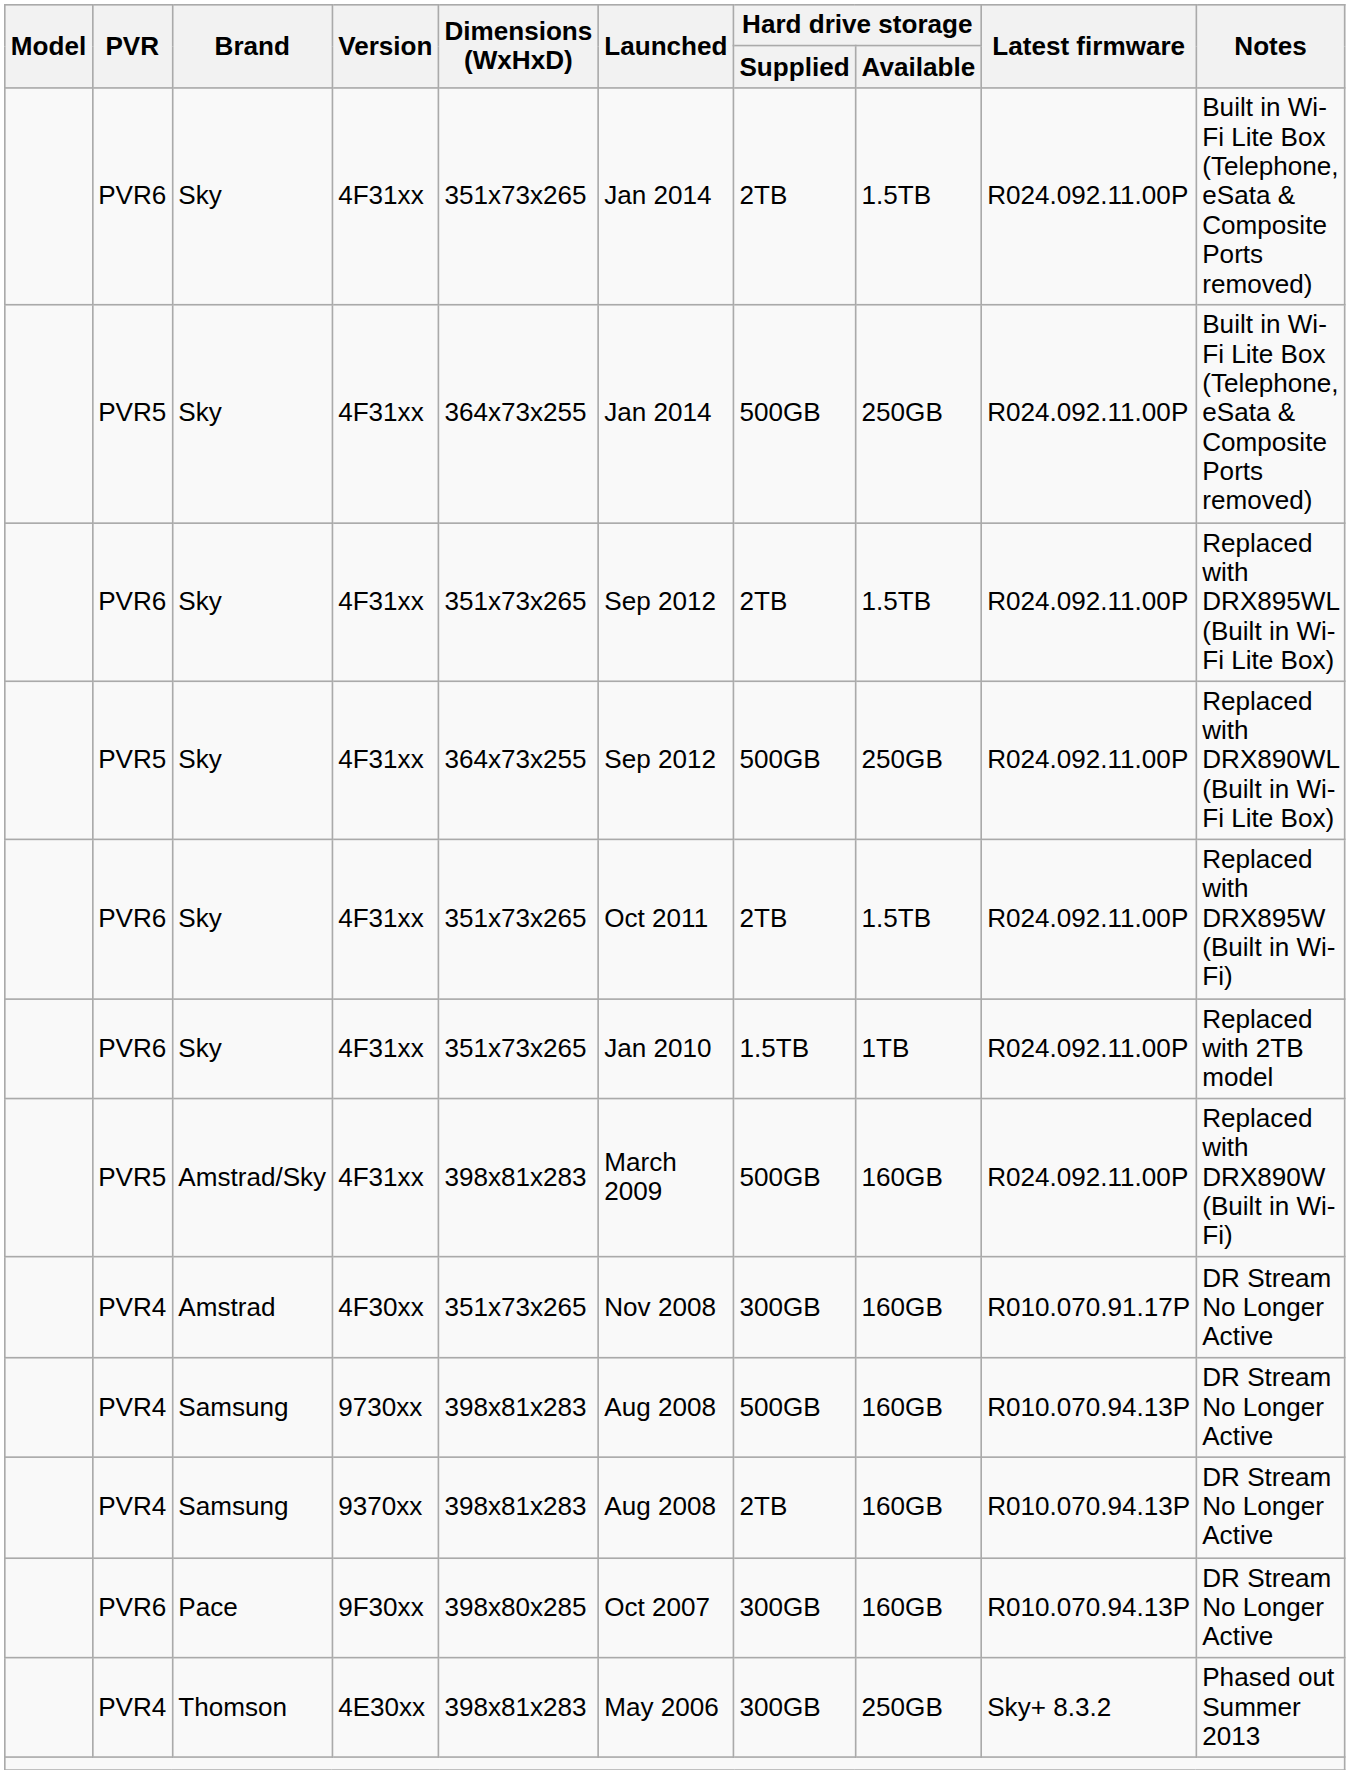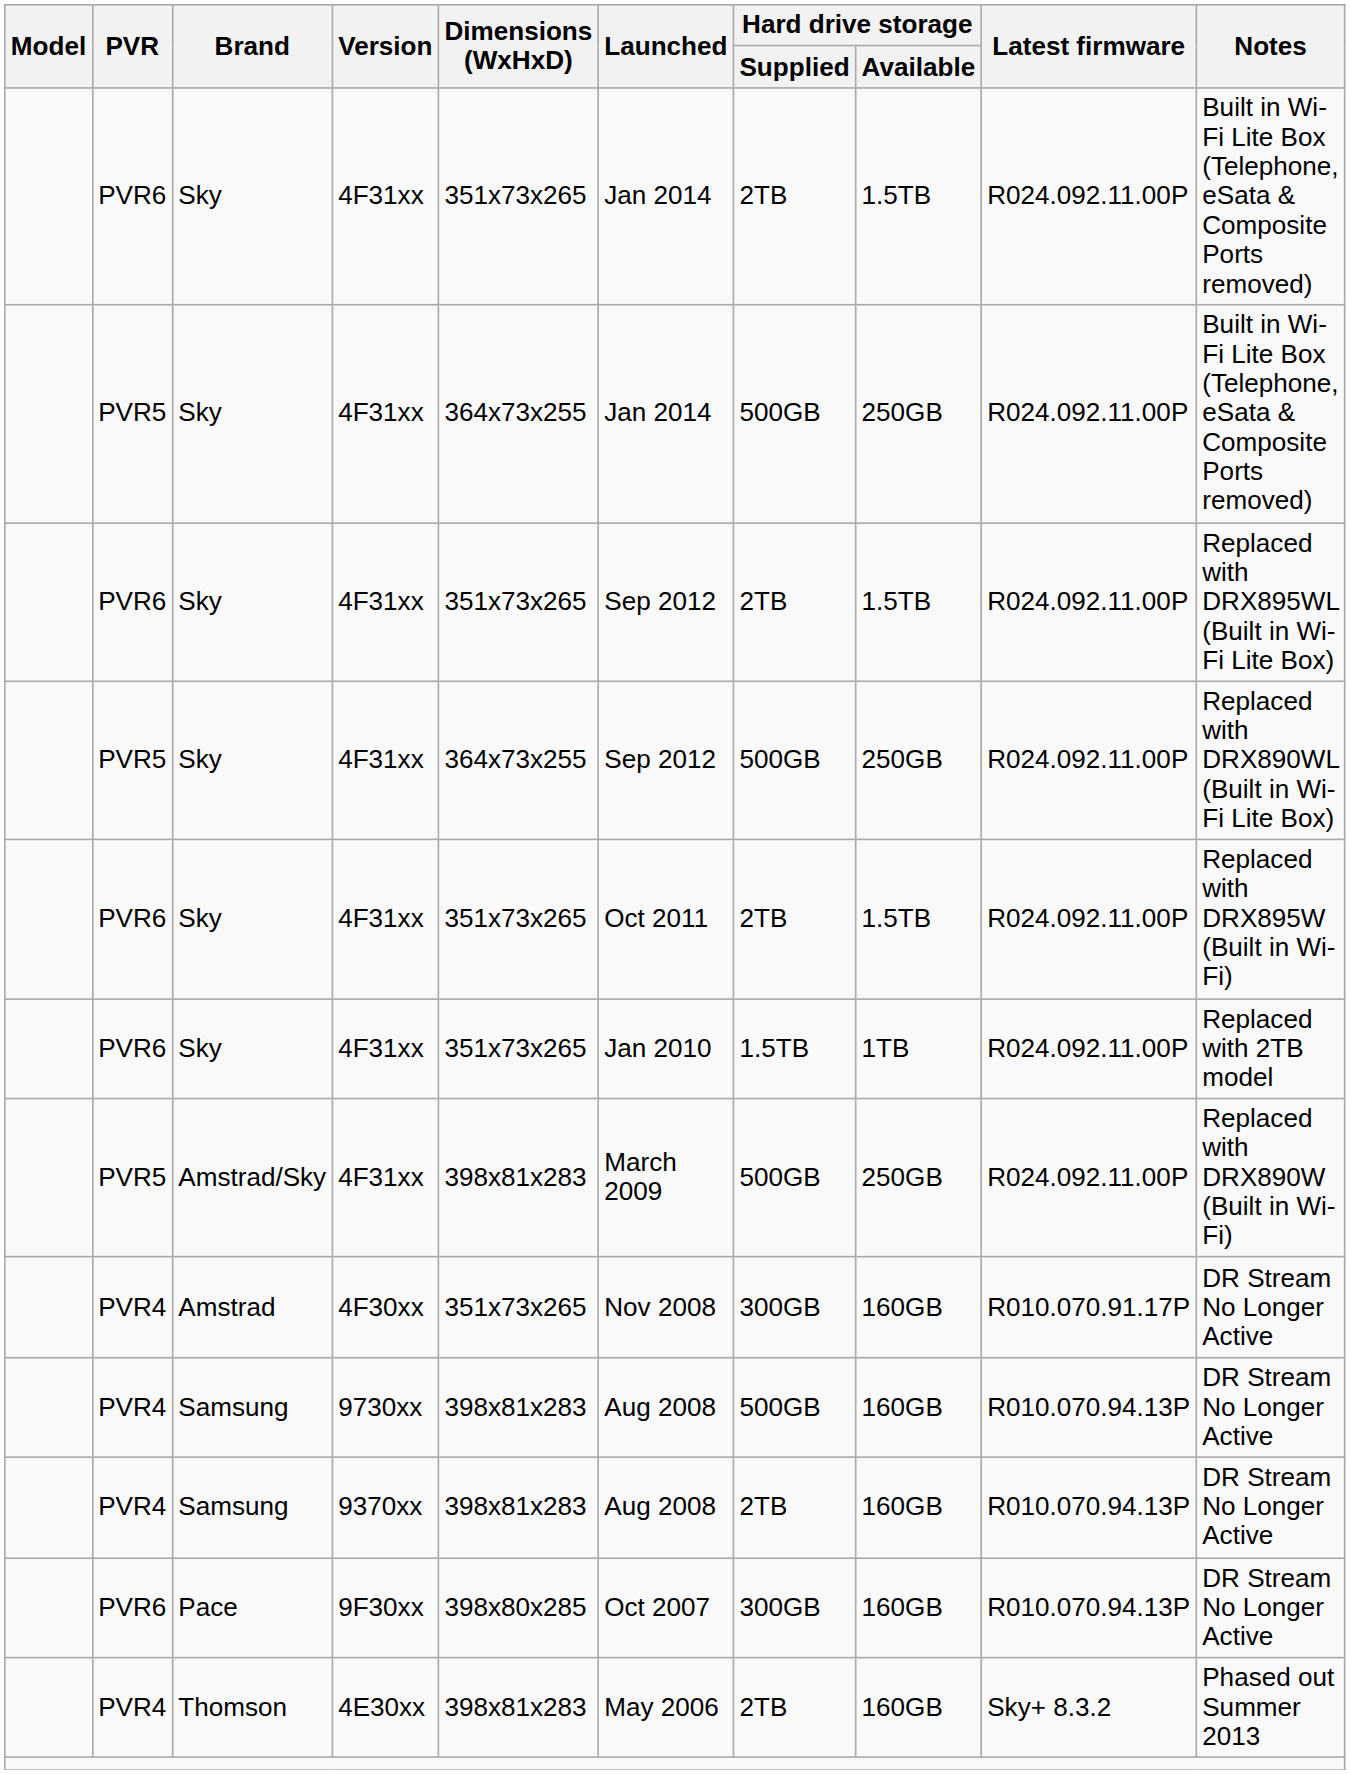(902, 1177) 160GB -> (902, 1177) 250GB
(780, 1707) 300GB -> (763, 1707) 2TB
(902, 1707) 250GB -> (902, 1707) 160GB
